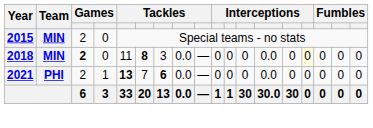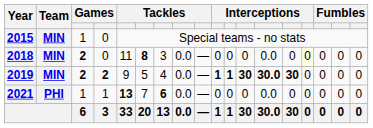(83, 38) 2 -> (83, 38) 1
+ row: (20, 75)
(83, 75) 2 -> (83, 94) 1
